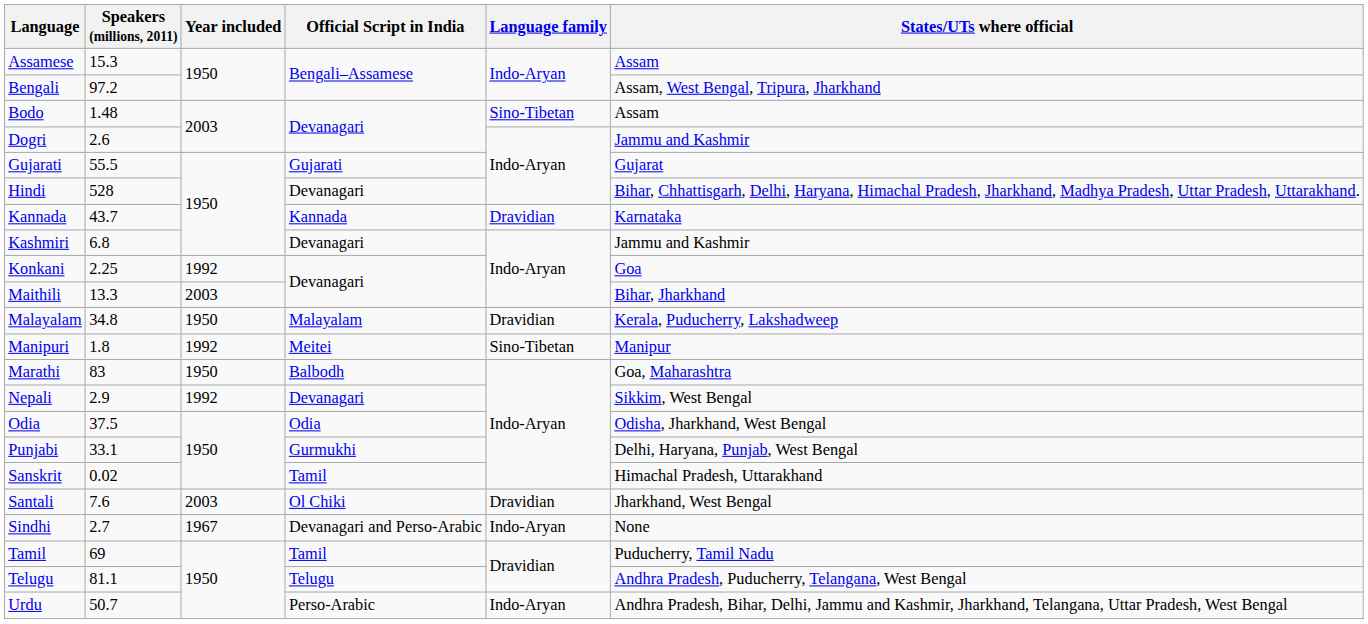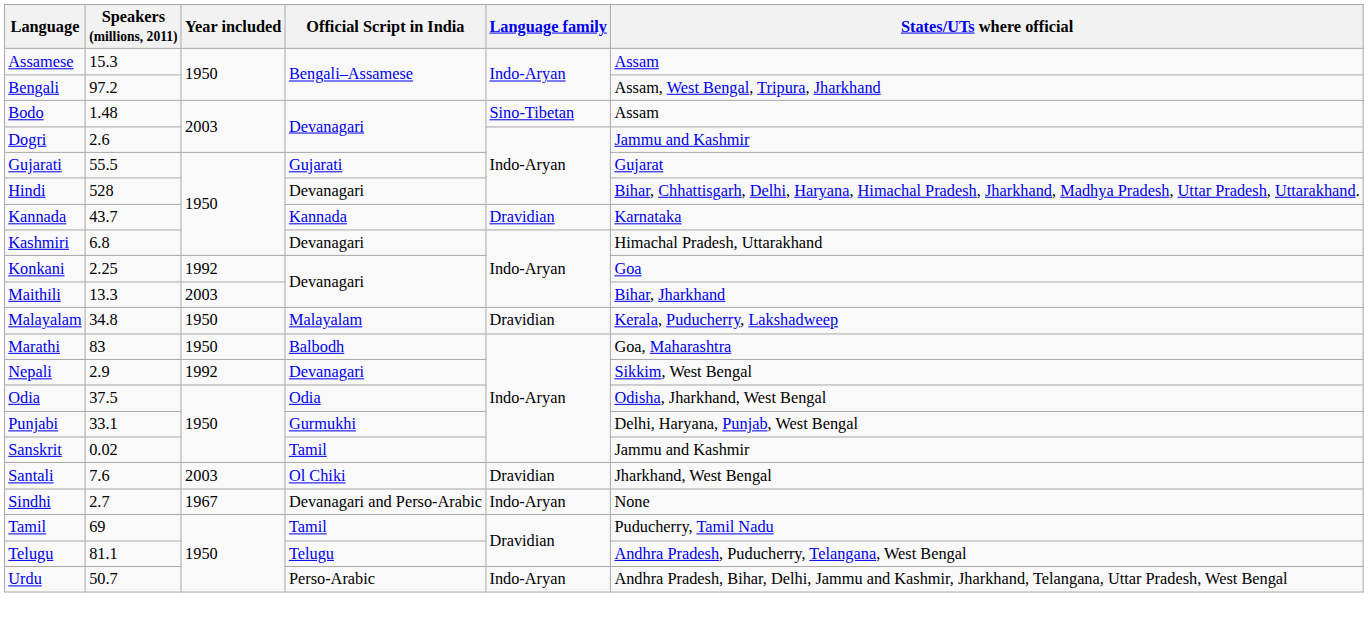(682, 242) Jammu and Kashmir -> (718, 242) Himachal Pradesh, Uttarakhand
- row: (39, 346)
(718, 475) Himachal Pradesh, Uttarakhand -> (682, 449) Jammu and Kashmir
